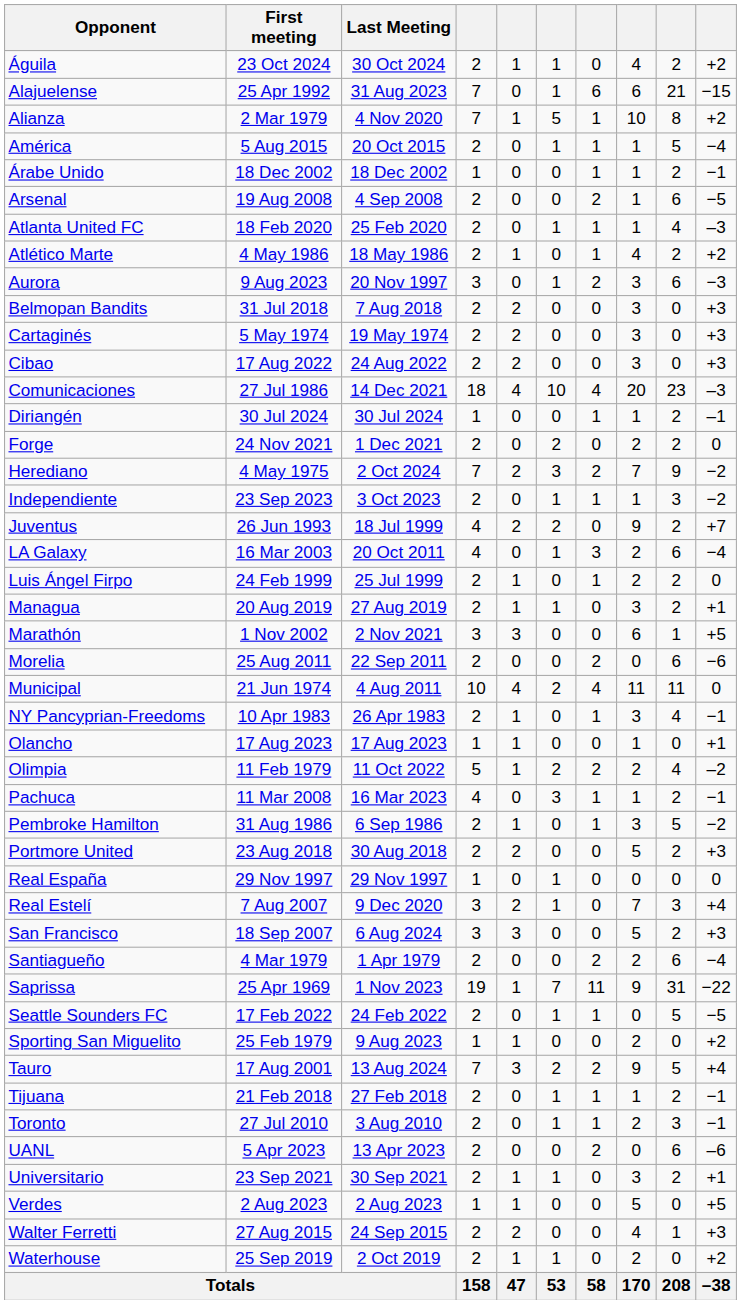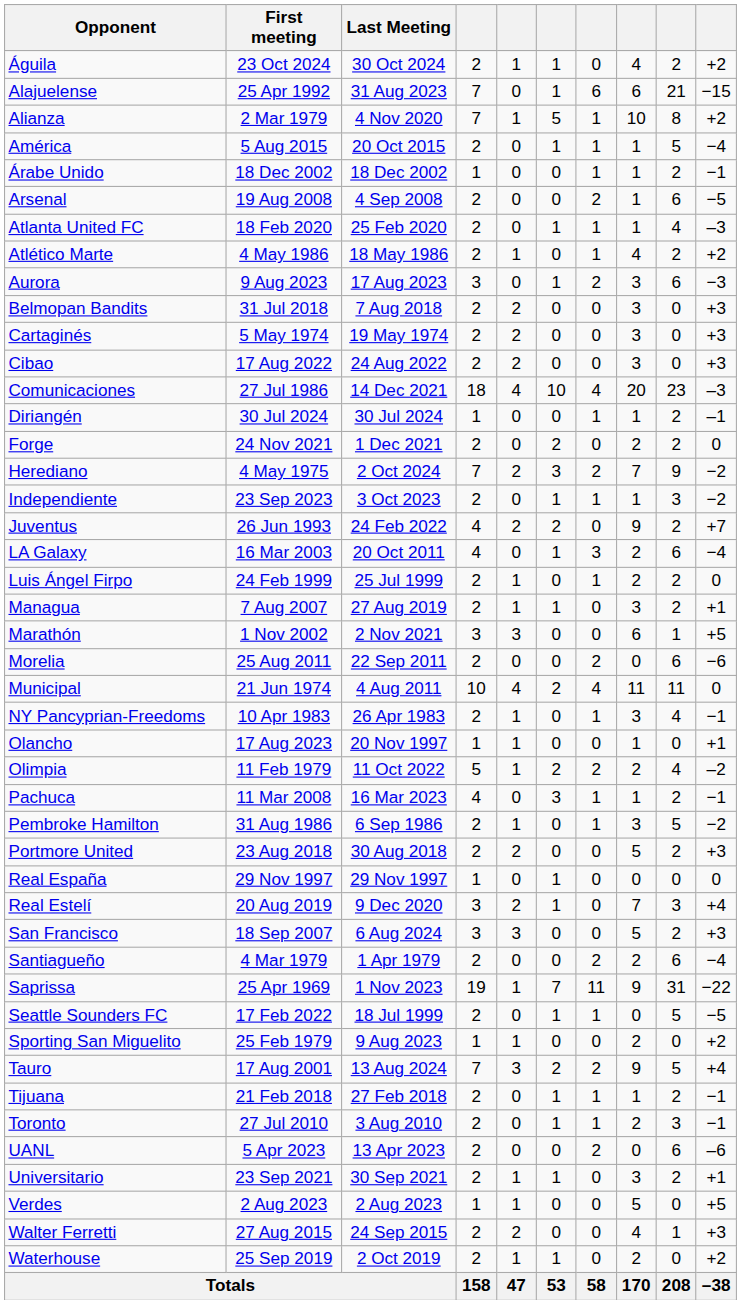(399, 281) 20 Nov 1997 -> (399, 281) 17 Aug 2023
(399, 526) 18 Jul 1999 -> (399, 526) 24 Feb 2022
(284, 607) 20 Aug 2019 -> (284, 607) 7 Aug 2007
(399, 743) 17 Aug 2023 -> (399, 743) 20 Nov 1997
(284, 906) 7 Aug 2007 -> (284, 906) 20 Aug 2019
(399, 1014) 24 Feb 2022 -> (399, 1014) 18 Jul 1999
